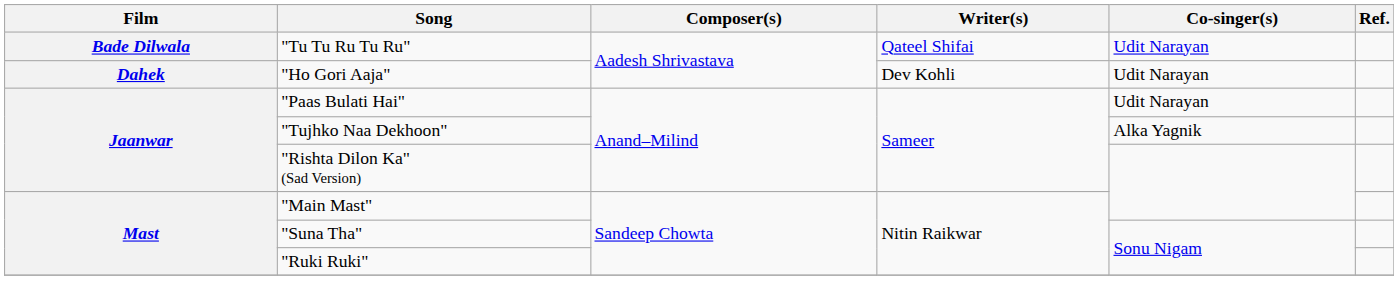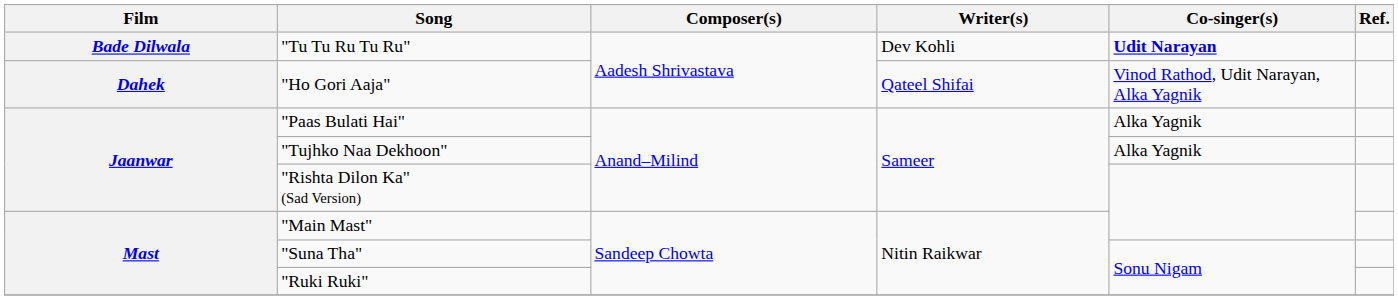(928, 46) Qateel Shifai -> (918, 46) Dev Kohli
(1161, 46) normal -> (1165, 46) bold
(918, 74) Dev Kohli -> (928, 84) Qateel Shifai
(1161, 74) Udit Narayan -> (1217, 84) Vinod Rathod, Udit Narayan, Alka Yagnik
(1161, 102) Udit Narayan -> (1157, 121) Alka Yagnik
